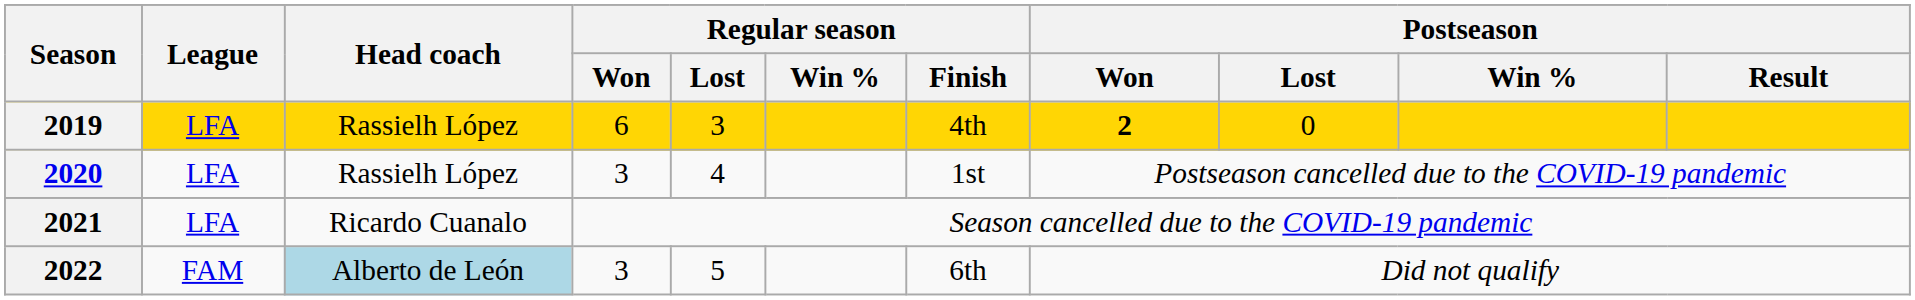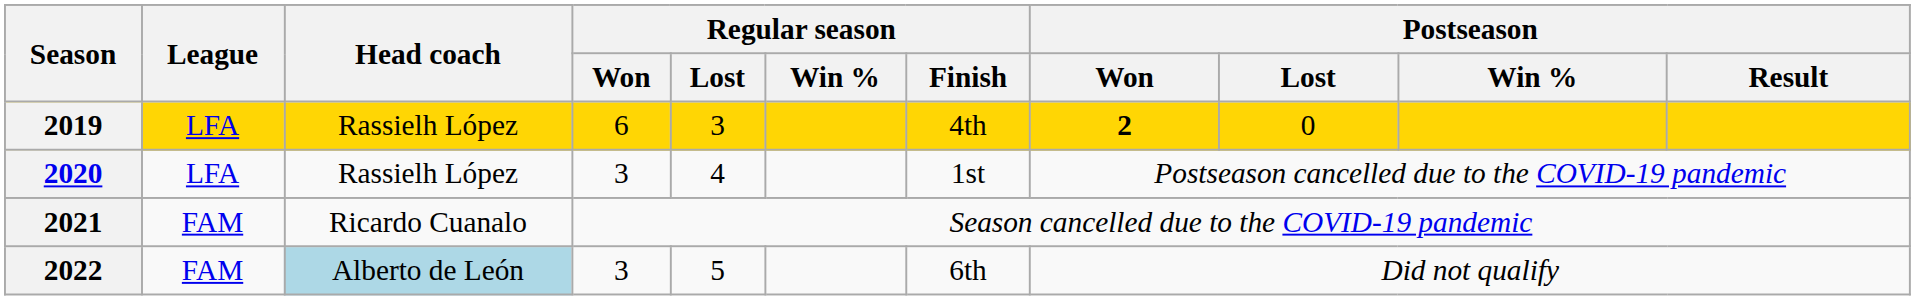(213, 222) LFA -> (213, 222) FAM
